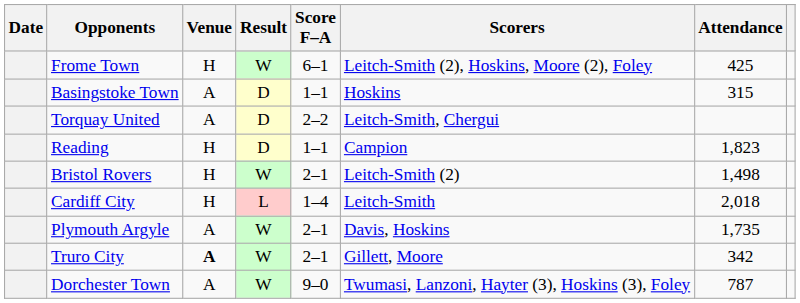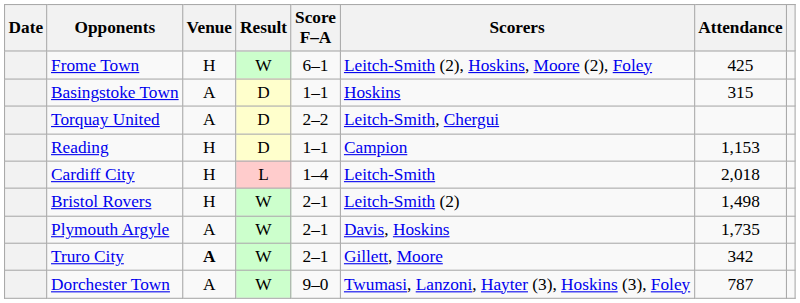(740, 147) 1,823 -> (740, 147) 1,153
rows swapped: (101, 174) <-> (93, 202)
